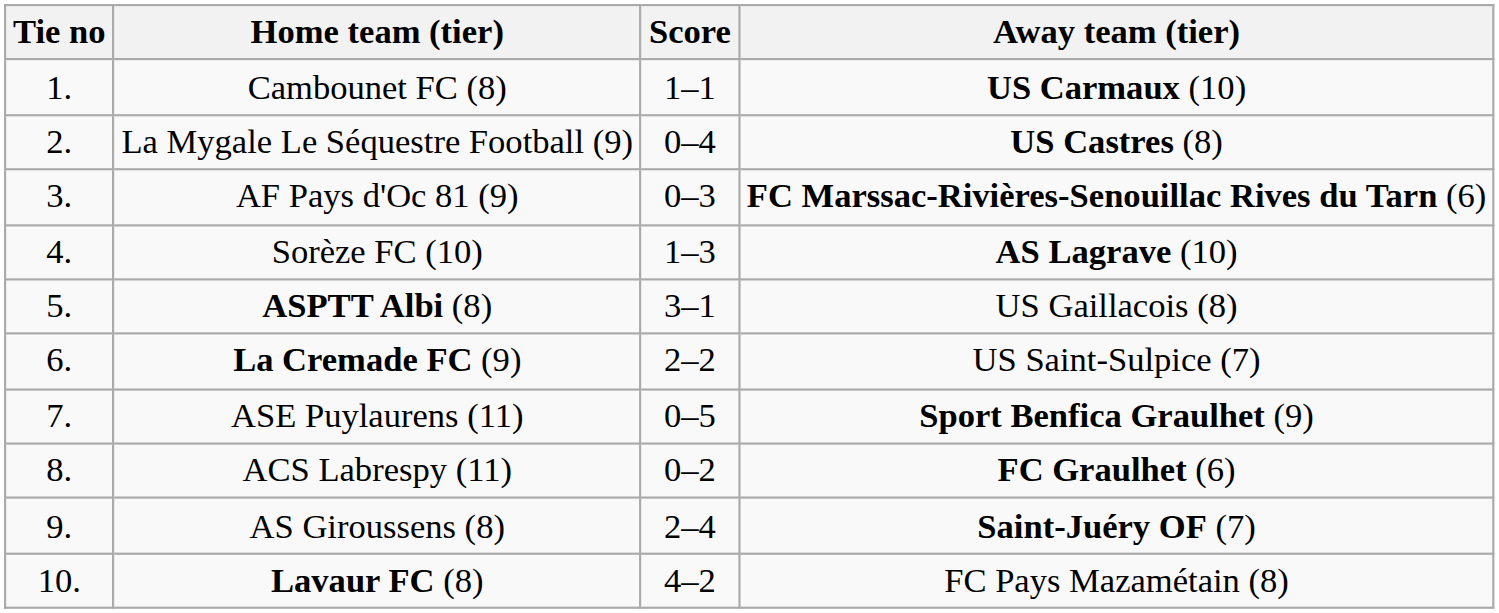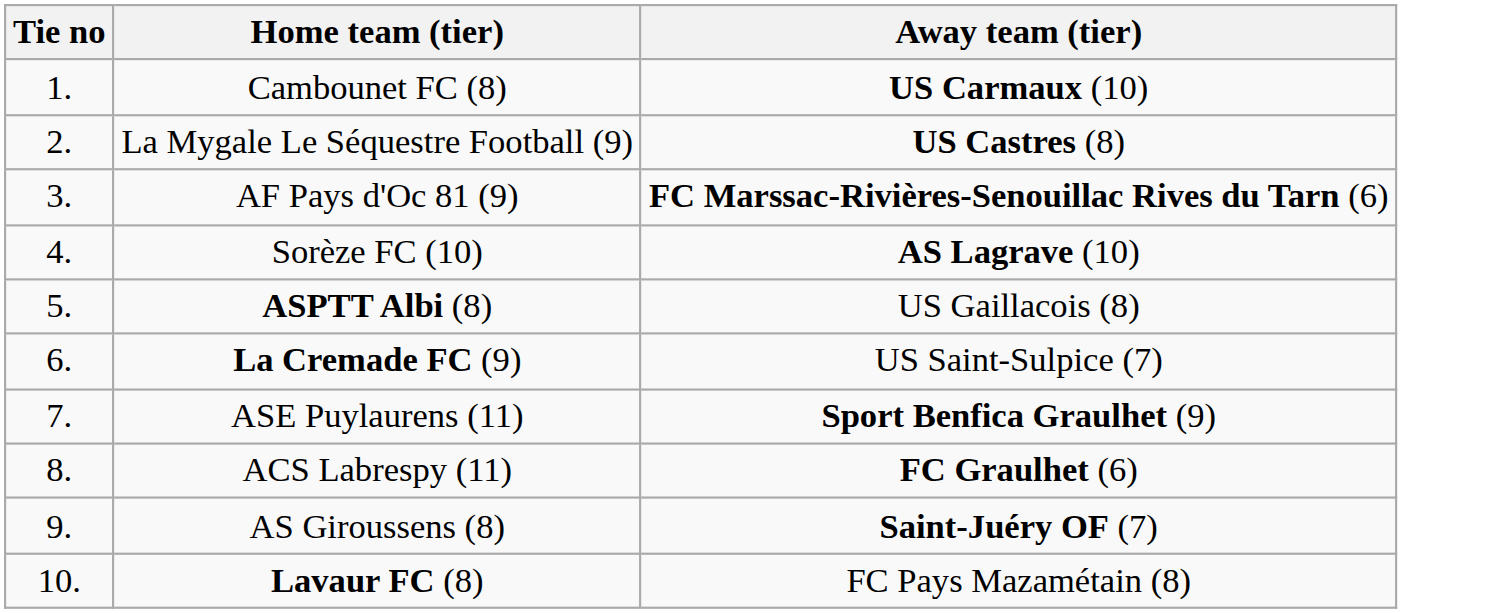- column: (690, 31)
